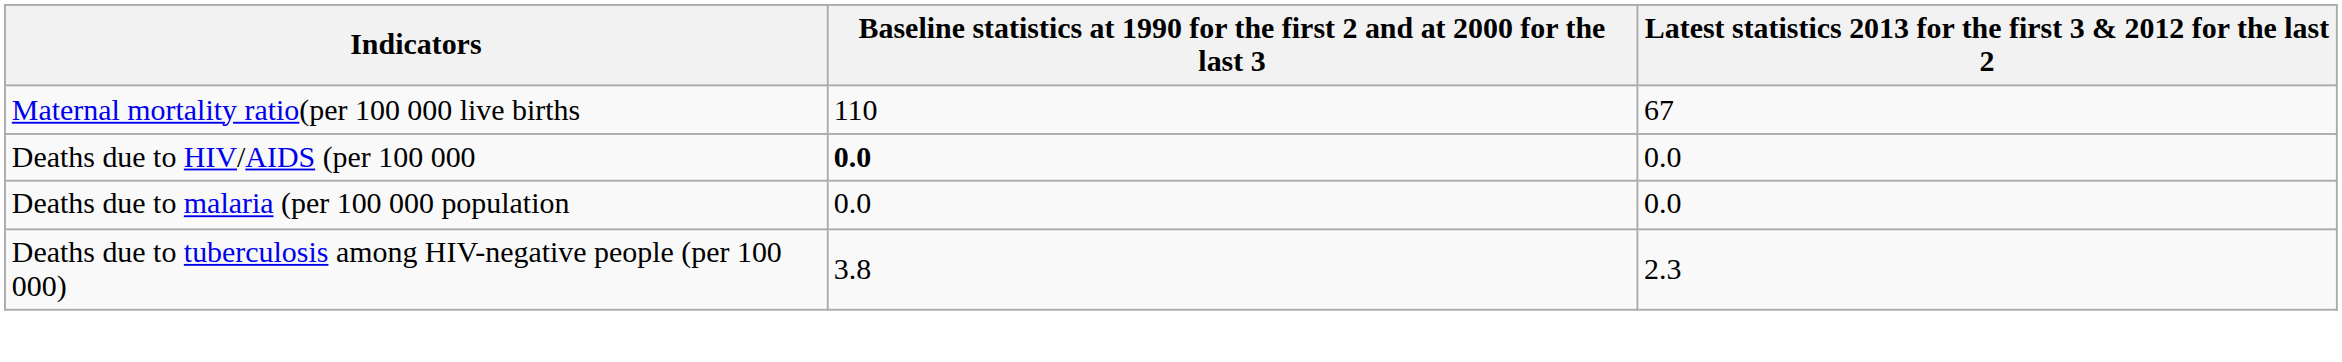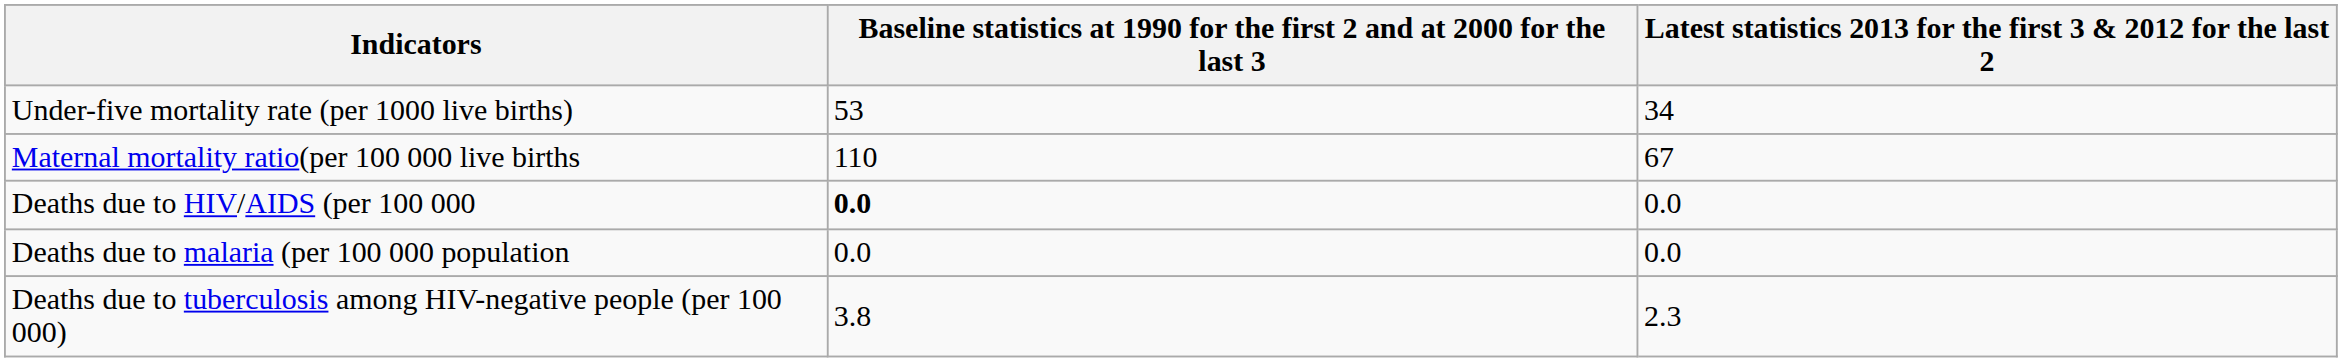+ row: (292, 109)
